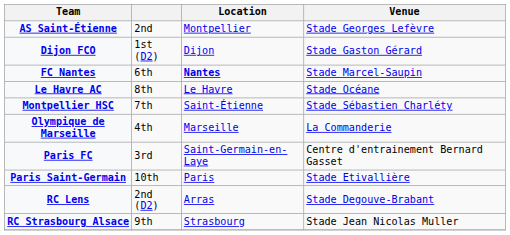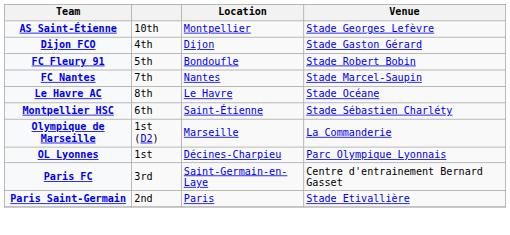(143, 29) 2nd -> (147, 29) 10th
(147, 51) 1st (D2) -> (143, 46) 4th
+ row: (68, 62)
(143, 73) 6th -> (143, 78) 7th
(202, 73) bold -> (202, 78) normal
(143, 106) 7th -> (143, 111) 6th
(143, 128) 4th -> (147, 133) 1st (D2)
+ row: (68, 155)
(147, 178) 10th -> (143, 199) 2nd
- row: (68, 200)
- row: (68, 222)
